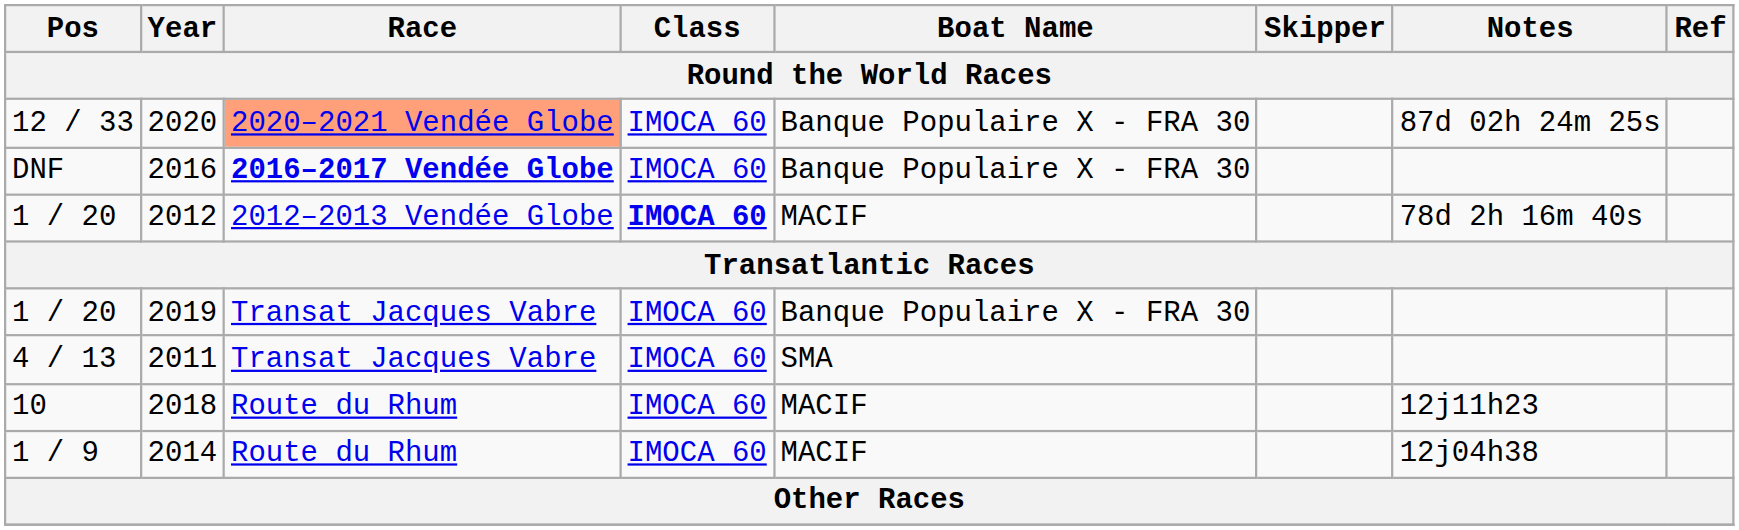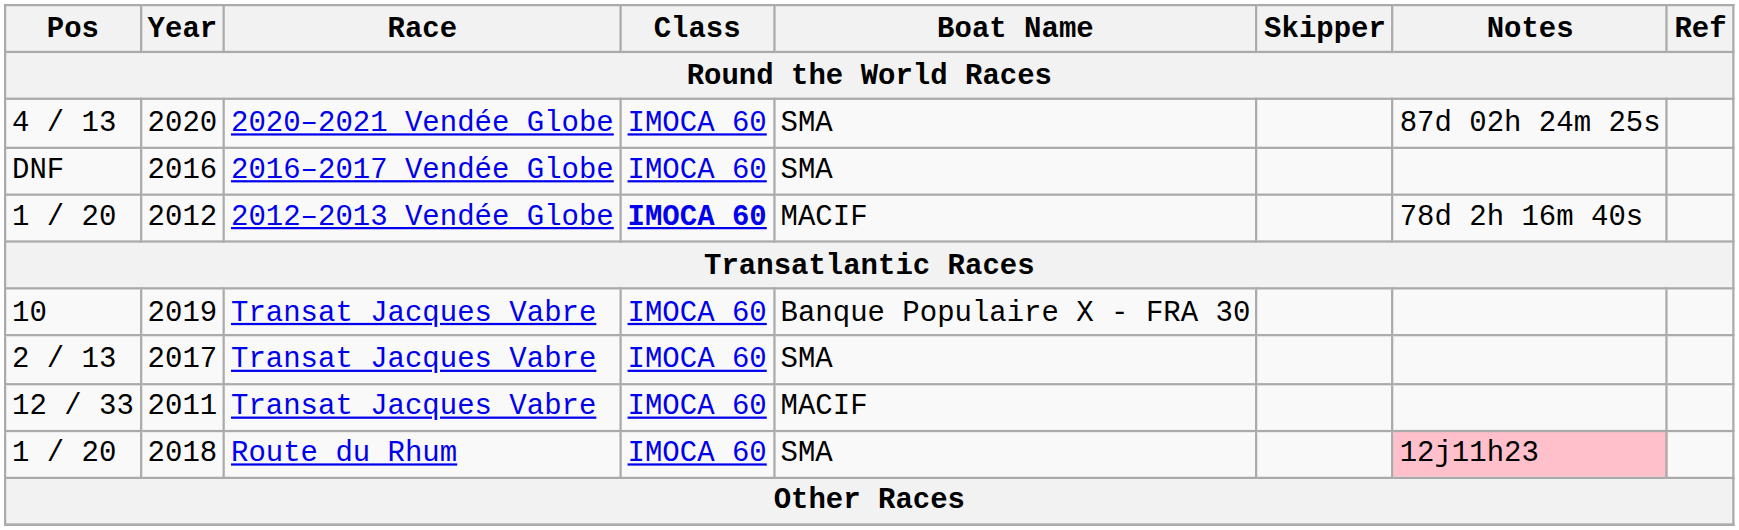(73, 123) 12 / 33 -> (64, 123) 4 / 13
(422, 123) lightsalmon background -> (422, 123) no background
(1015, 123) Banque Populaire X - FRA 30 -> (807, 123) SMA
(422, 170) bold -> (422, 170) normal
(1015, 170) Banque Populaire X - FRA 30 -> (807, 170) SMA
(64, 312) 1 / 20 -> (29, 312) 10
+ row: (182, 359)
(64, 359) 4 / 13 -> (73, 407) 12 / 33
(807, 359) SMA -> (824, 407) MACIF
(29, 407) 10 -> (64, 454) 1 / 20
(824, 407) MACIF -> (807, 454) SMA
(1469, 407) no background -> (1469, 454) pink background
- row: (182, 454)
